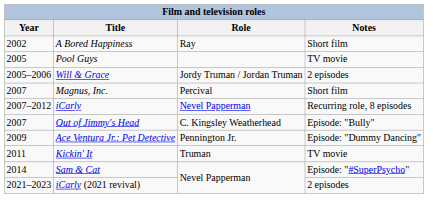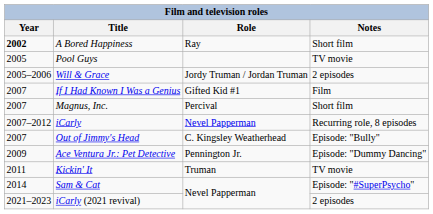(17, 43) normal -> (17, 43) bold
+ row: (118, 91)
